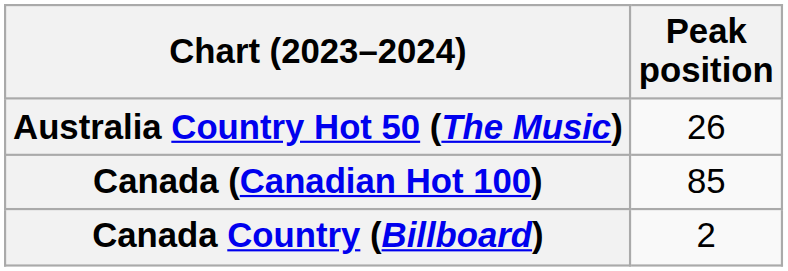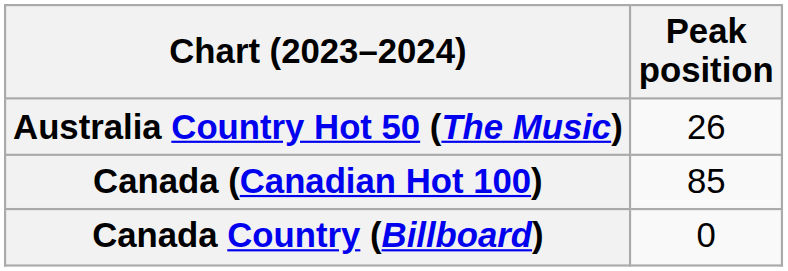(706, 236) 2 -> (706, 236) 0
